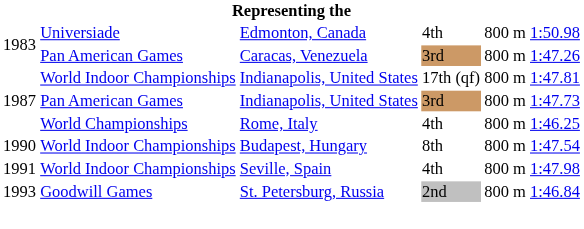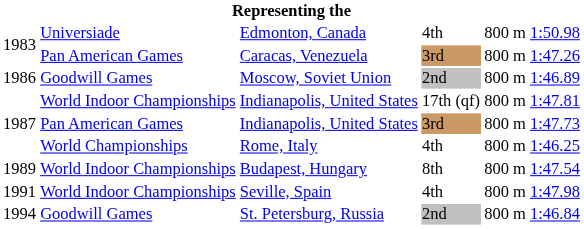+ row: (96, 78)
(20, 146) 1990 -> (20, 168) 1989
(20, 191) 1993 -> (20, 214) 1994
